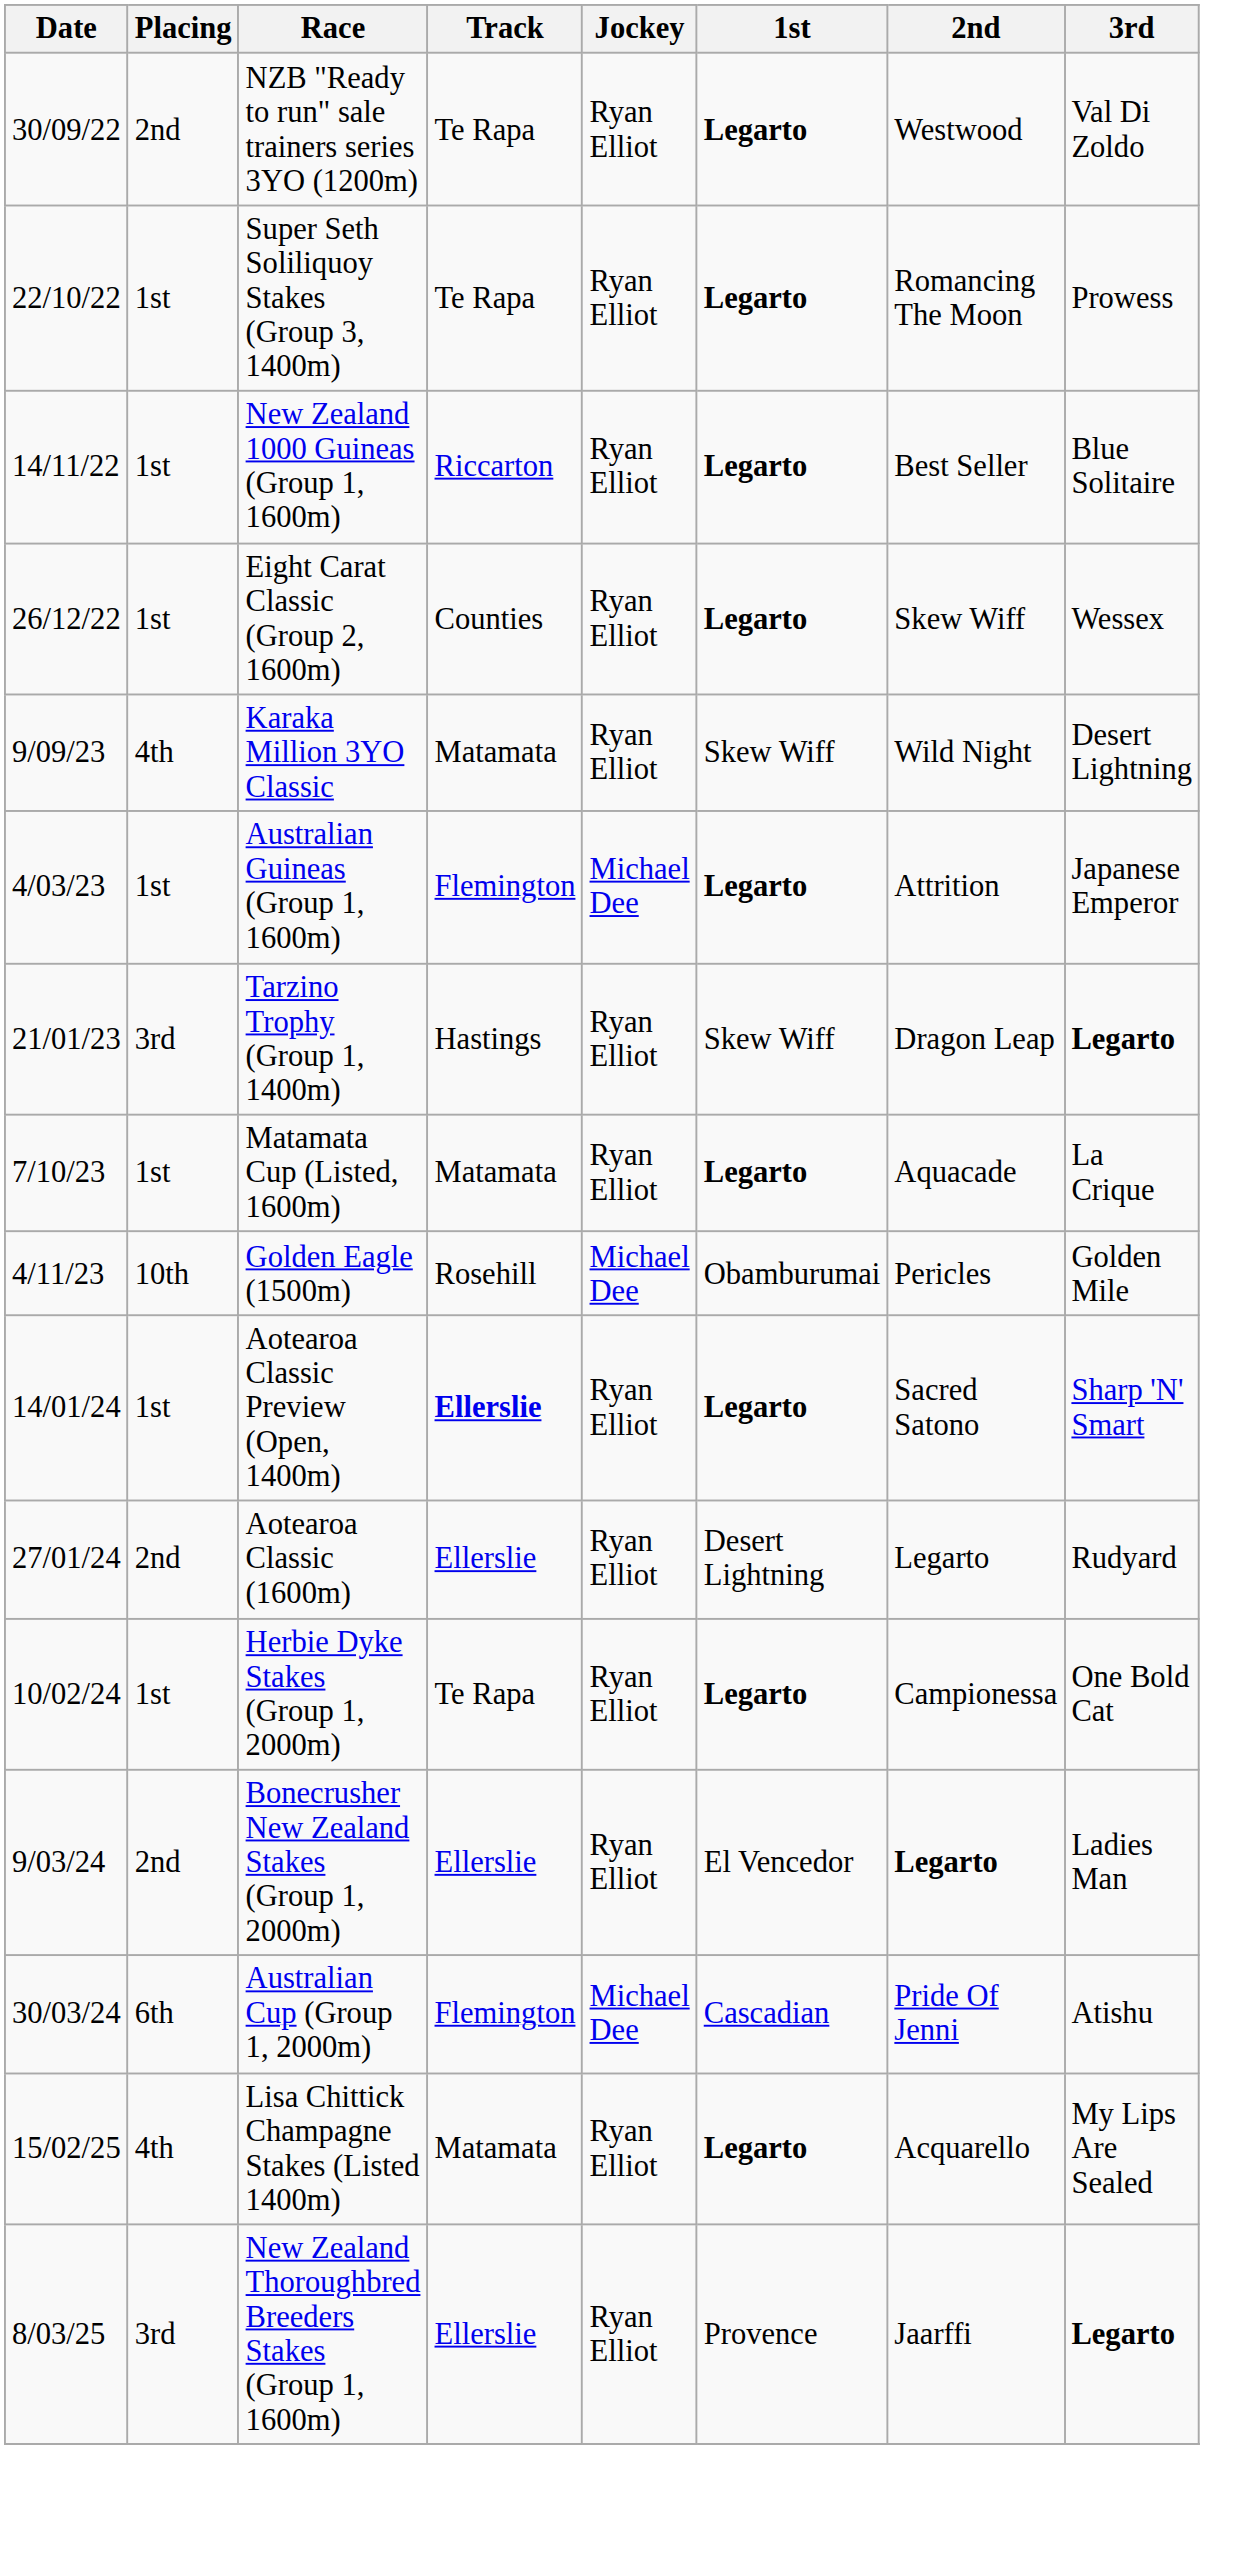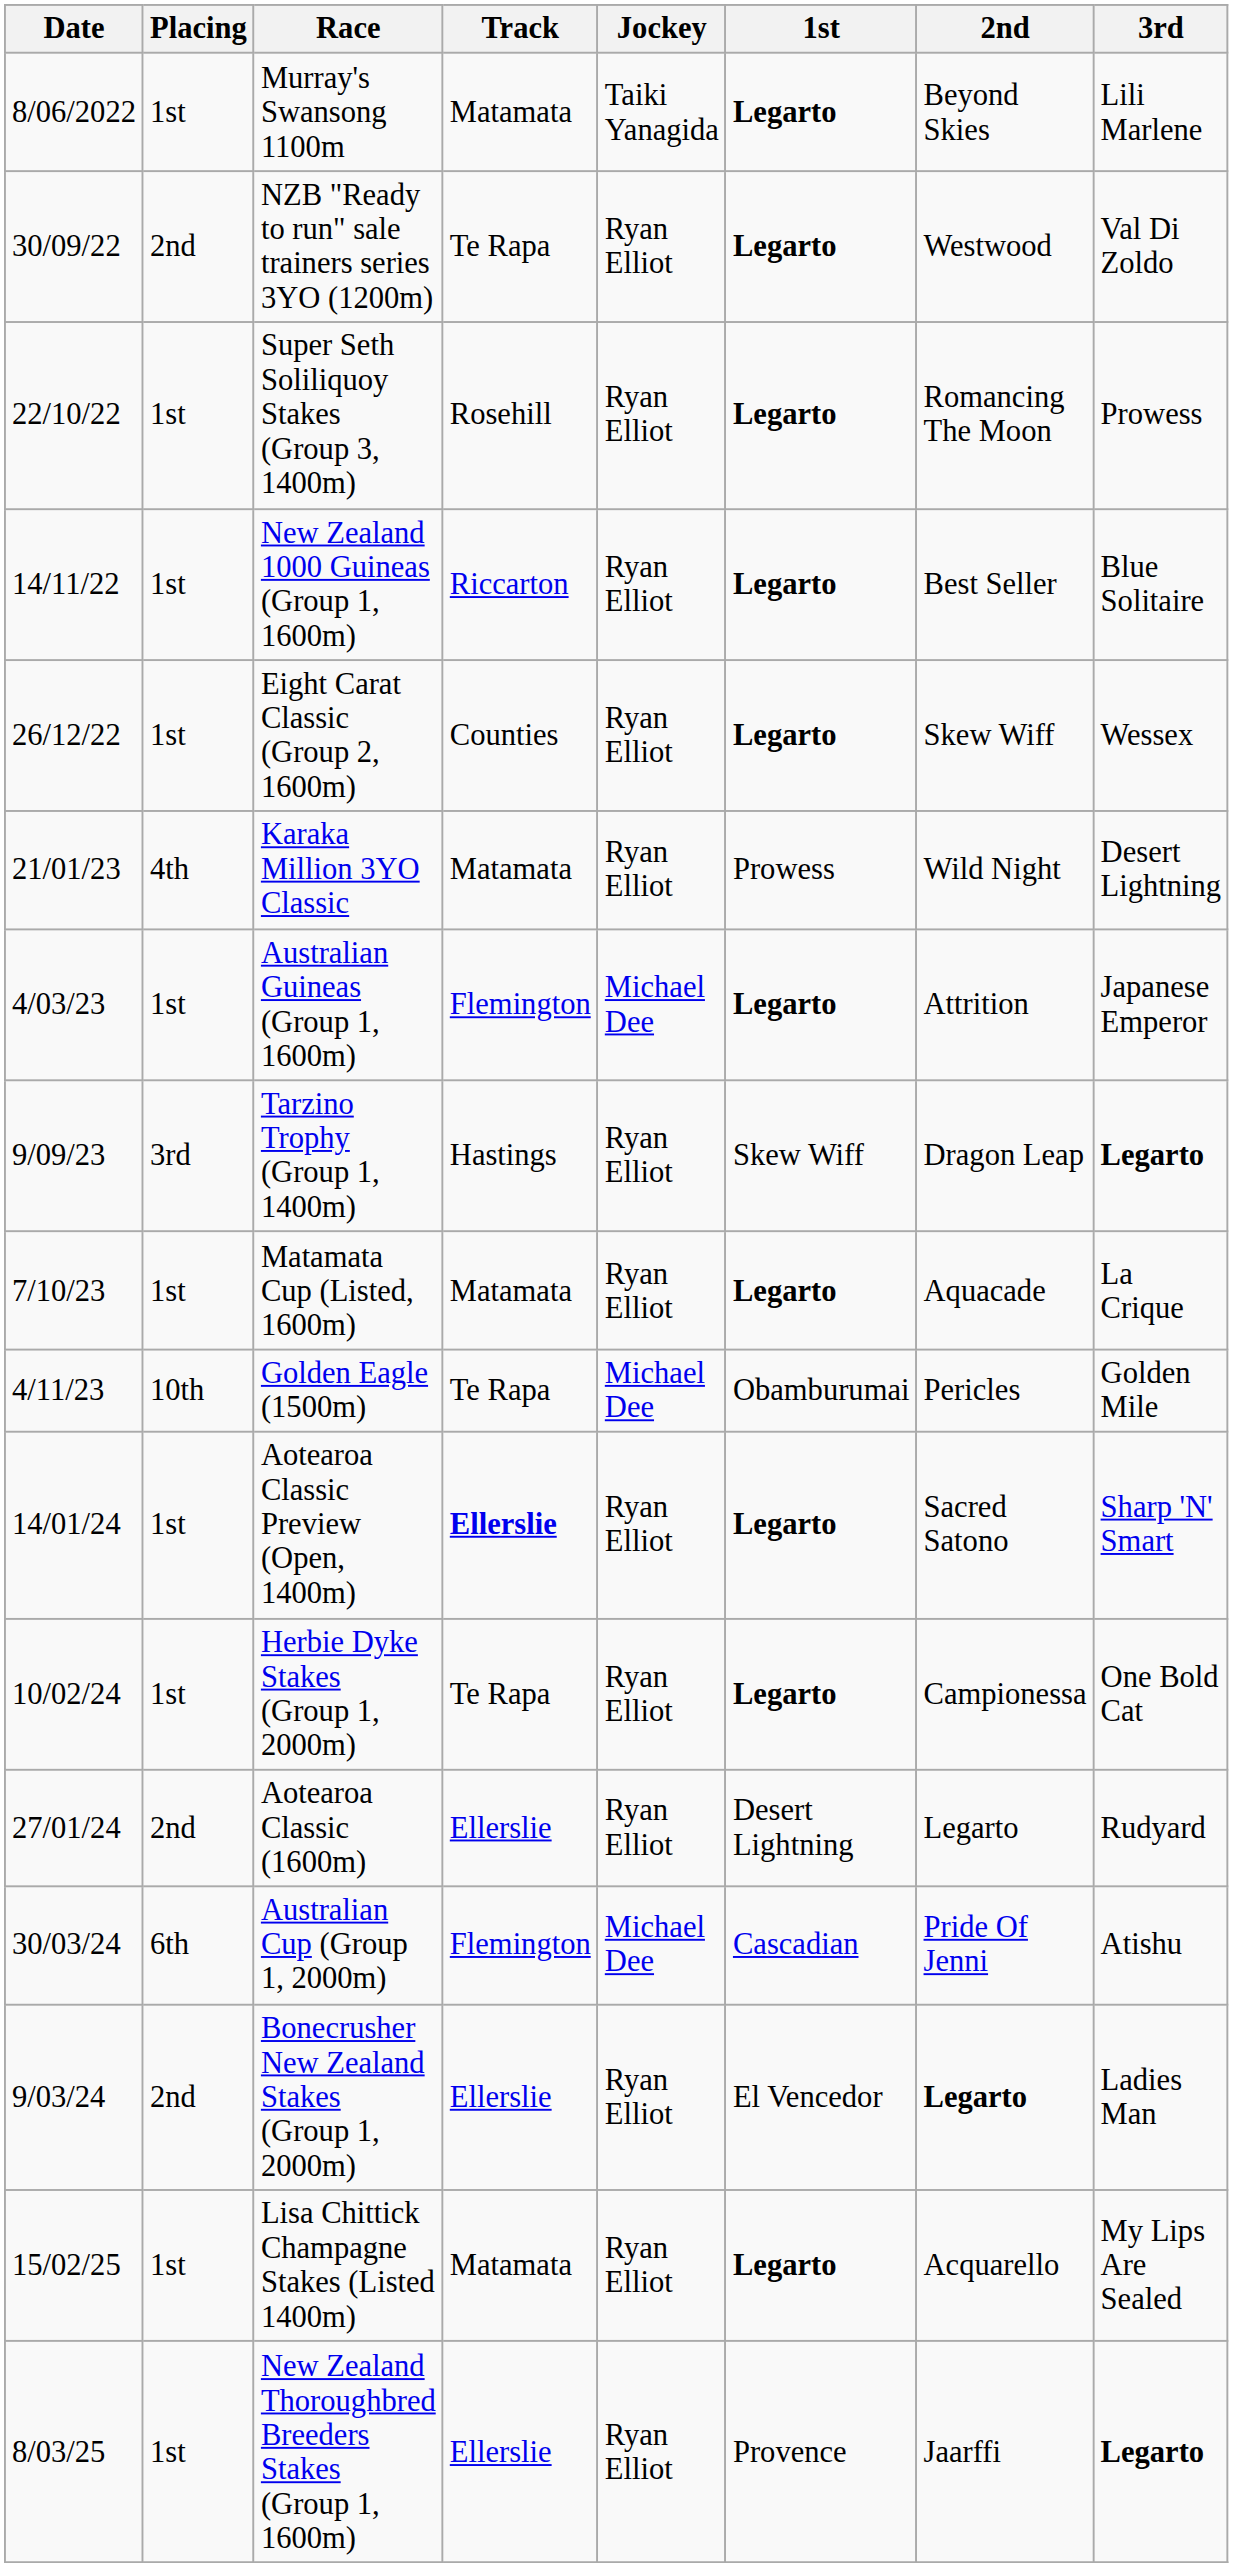+ row: (324, 111)
(485, 297) Te Rapa -> (501, 414) Rosehill
(59, 752) 9/09/23 -> (66, 869) 21/01/23
(769, 752) Skew Wiff -> (784, 869) Prowess
(66, 1038) 21/01/23 -> (59, 1155) 9/09/23
(485, 1272) Rosehill -> (500, 1390) Te Rapa
rows swapped: (302, 1558) <-> (324, 1693)
rows swapped: (327, 1862) <-> (319, 2013)
(154, 2148) 4th -> (168, 2265) 1st
(155, 2334) 3rd -> (168, 2451) 1st
